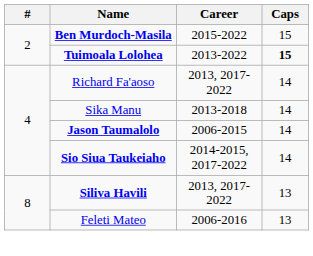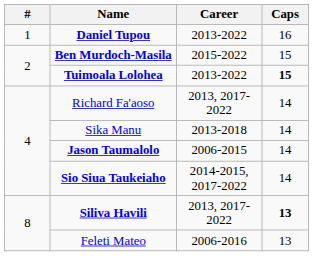+ row: (113, 34)
(285, 192) normal -> (285, 213) bold
